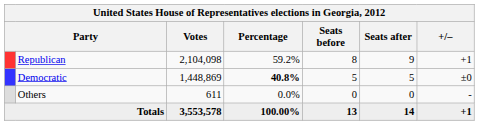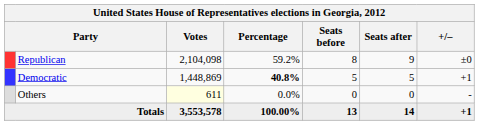(466, 60) +1 -> (466, 60) ±0
(466, 77) ±0 -> (466, 77) +1
(214, 94) no background -> (214, 94) lightyellow background
